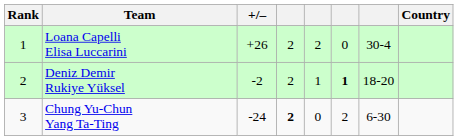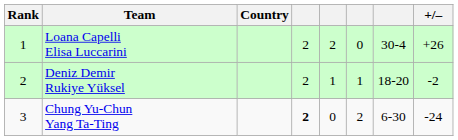columns swapped: (426, 15) <-> (257, 15)
(345, 80) bold -> (360, 80) normal
